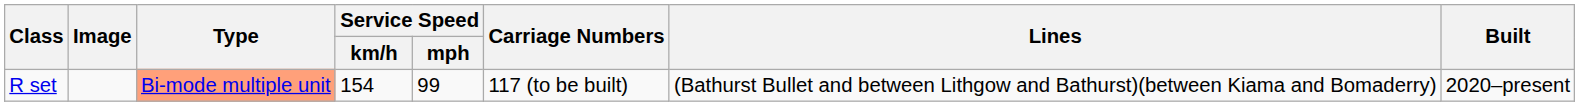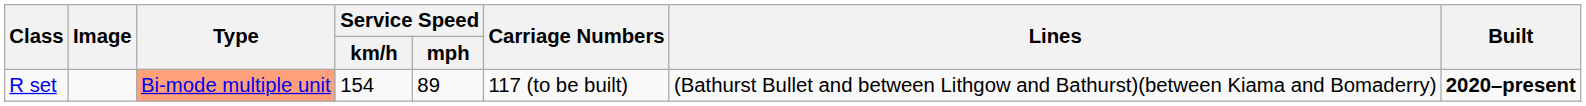(429, 85) 99 -> (429, 85) 89
(1508, 85) normal -> (1511, 85) bold
